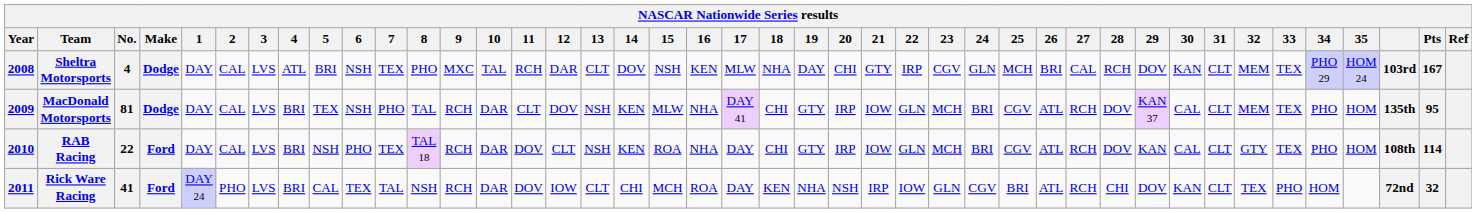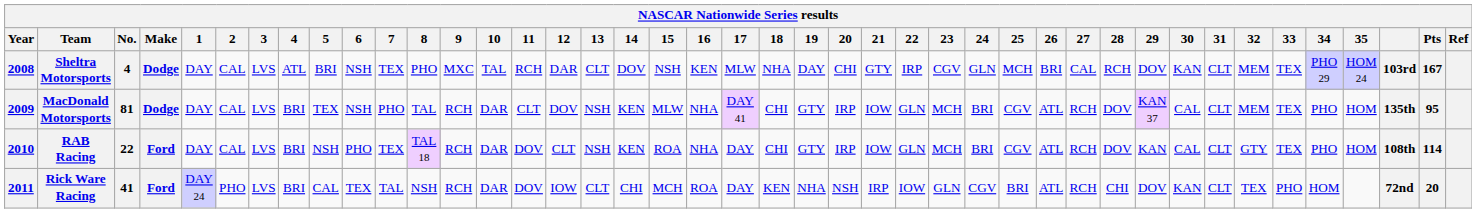(1432, 187) 32 -> (1432, 187) 20
